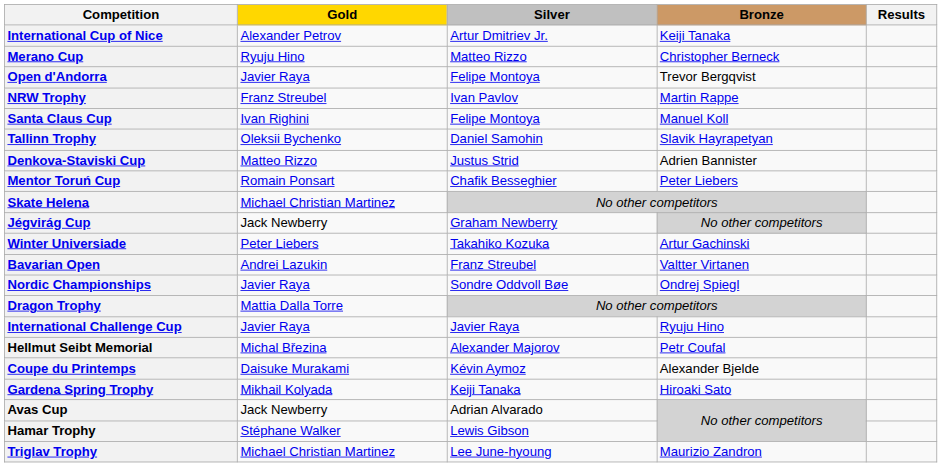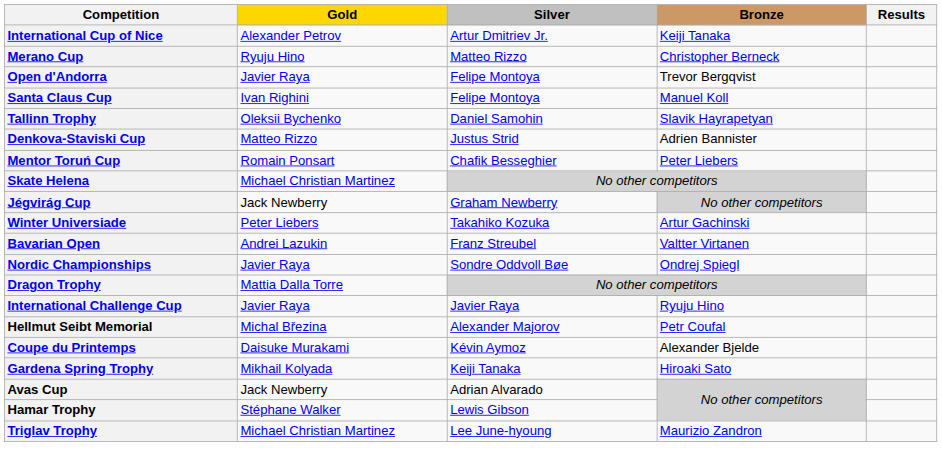- row: (47, 98)
